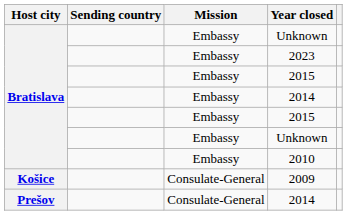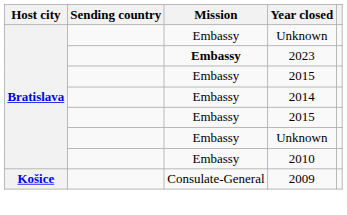(216, 55) normal -> (216, 55) bold
- row: (36, 199)
